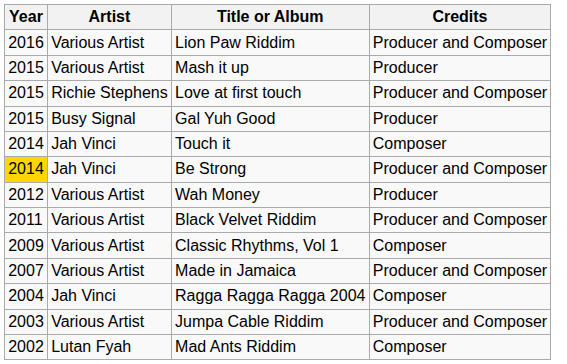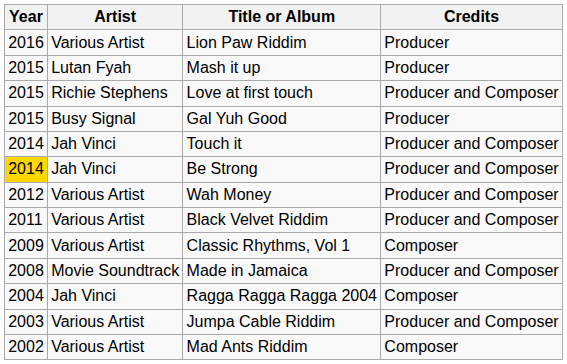(460, 42) Producer and Composer -> (417, 42) Producer
(98, 67) Various Artist -> (91, 67) Lutan Fyah
(410, 144) Composer -> (472, 144) Producer and Composer
(405, 194) Producer -> (472, 194) Producer and Composer
(26, 270) 2007 -> (26, 270) 2008
(98, 270) Various Artist -> (115, 270) Movie Soundtrack
(91, 347) Lutan Fyah -> (98, 347) Various Artist
